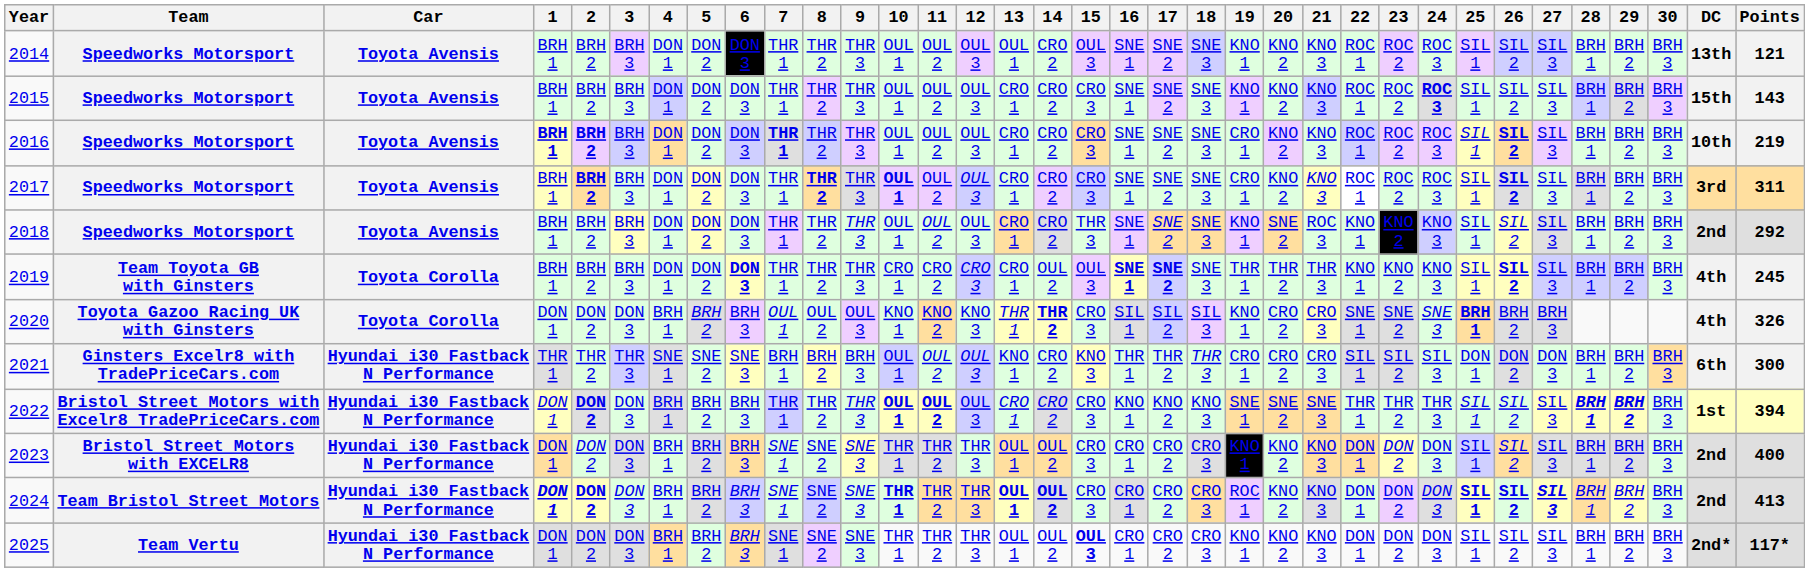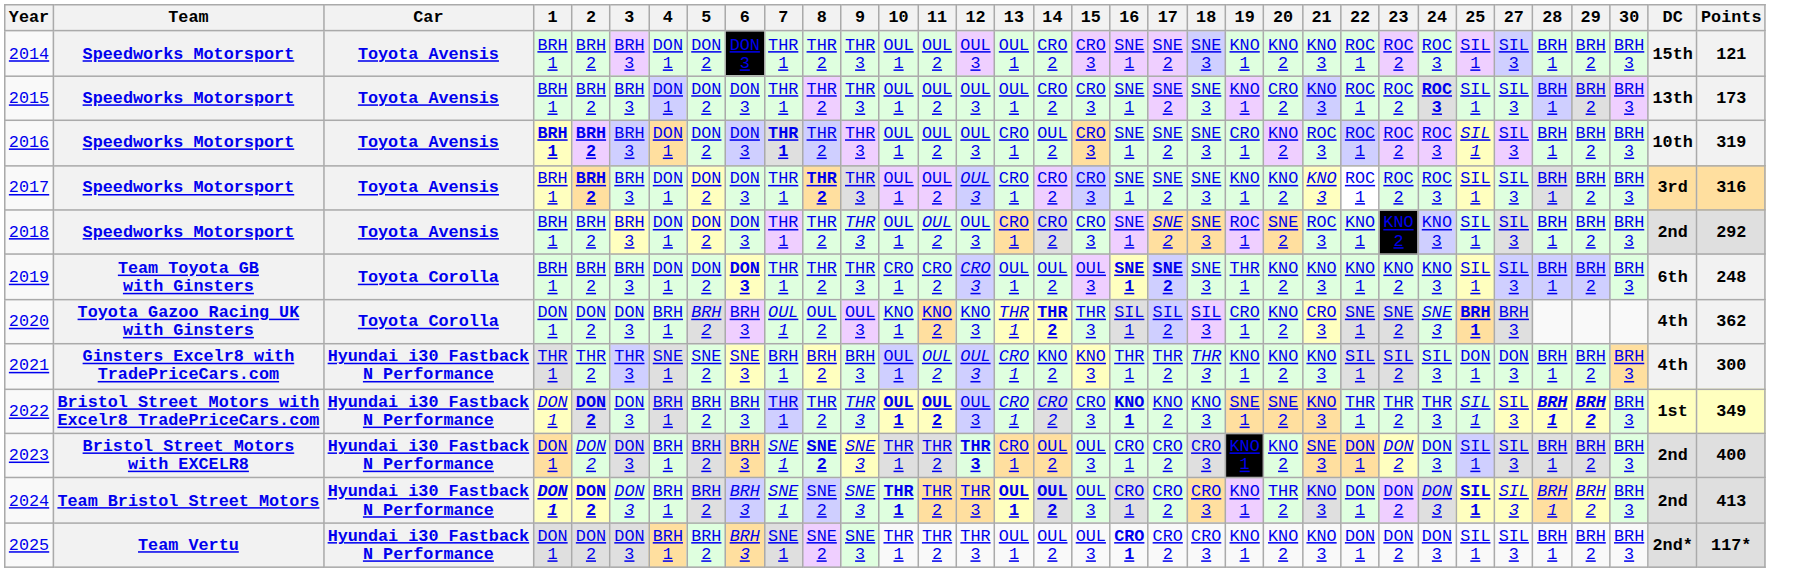- column: (1514, 18)
(1091, 54) OUL 3 -> (1091, 54) CRO 3
(1711, 54) 13th -> (1673, 54) 15th
(1014, 98) CRO 1 -> (1014, 98) OUL 1
(1283, 98) KNO 2 -> (1283, 98) CRO 2
(1711, 98) 15th -> (1673, 98) 13th
(1770, 98) 143 -> (1731, 98) 173
(1052, 143) CRO 2 -> (1052, 143) OUL 2
(1322, 143) KNO 3 -> (1322, 143) ROC 3
(1770, 143) 219 -> (1731, 143) 319
(899, 188) bold -> (899, 188) normal
(1245, 188) CRO 1 -> (1245, 188) KNO 1
(1770, 188) 311 -> (1731, 188) 316
(1091, 232) THR 3 -> (1091, 232) CRO 3
(1245, 232) KNO 1 -> (1245, 232) ROC 1
(1014, 277) CRO 1 -> (1014, 277) OUL 1
(1283, 277) THR 2 -> (1283, 277) KNO 2
(1322, 277) THR 3 -> (1322, 277) KNO 3
(1711, 277) 4th -> (1673, 277) 6th
(1770, 277) 245 -> (1731, 277) 248
(1091, 322) CRO 3 -> (1091, 322) THR 3
(1245, 322) KNO 1 -> (1245, 322) CRO 1
(1283, 322) CRO 2 -> (1283, 322) KNO 2
(1770, 322) 326 -> (1731, 322) 362
(1014, 366) KNO 1 -> (1014, 366) CRO 1
(1052, 366) CRO 2 -> (1052, 366) KNO 2
(1245, 366) CRO 1 -> (1245, 366) KNO 1
(1283, 366) CRO 2 -> (1283, 366) KNO 2
(1322, 366) CRO 3 -> (1322, 366) KNO 3
(1711, 366) 6th -> (1673, 366) 4th
(1129, 411) normal -> (1129, 411) bold
(1322, 411) SNE 3 -> (1322, 411) KNO 3
(1770, 411) 394 -> (1731, 411) 349
(822, 456) normal -> (822, 456) bold
(975, 456) normal -> (975, 456) bold
(1014, 456) OUL 1 -> (1014, 456) CRO 1
(1091, 456) CRO 3 -> (1091, 456) OUL 3
(1322, 456) KNO 3 -> (1322, 456) SNE 3
(1091, 501) CRO 3 -> (1091, 501) OUL 3
(1245, 501) ROC 1 -> (1245, 501) KNO 1
(1283, 501) KNO 2 -> (1283, 501) THR 2
(1552, 501) bold -> (1514, 501) normal
(1091, 545) bold -> (1091, 545) normal
(1129, 545) normal -> (1129, 545) bold
